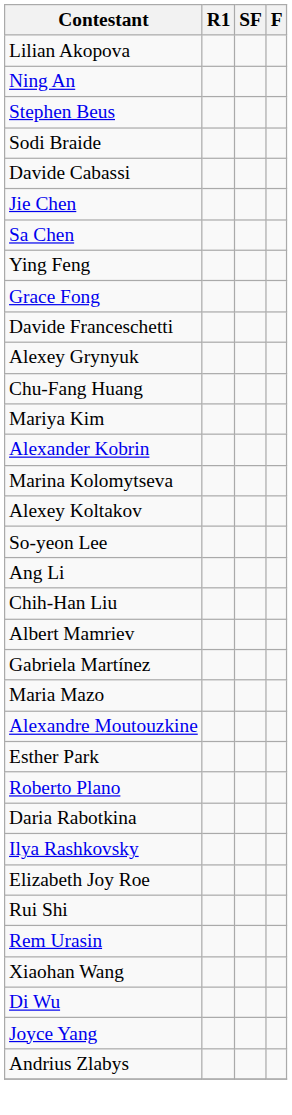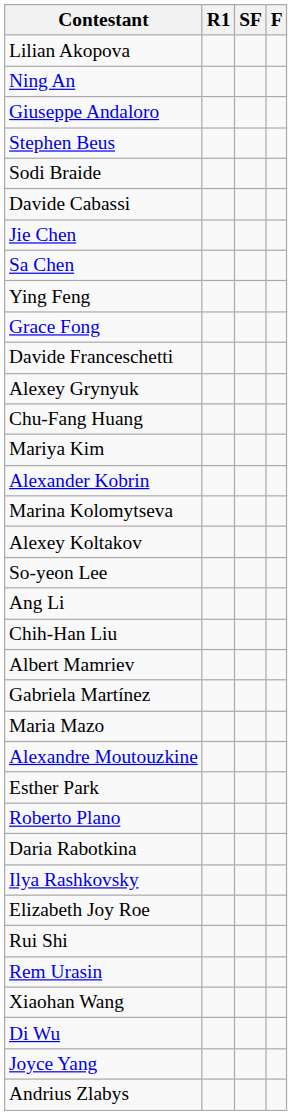+ row: (84, 111)
